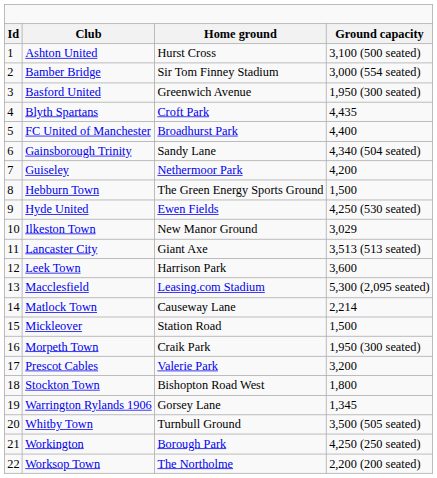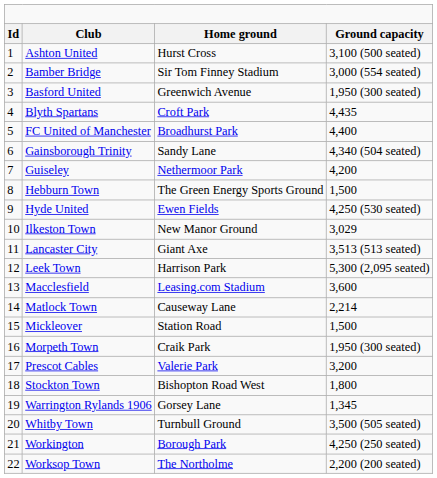(343, 268) 3,600 -> (379, 268) 5,300 (2,095 seated)
(379, 287) 5,300 (2,095 seated) -> (343, 287) 3,600
